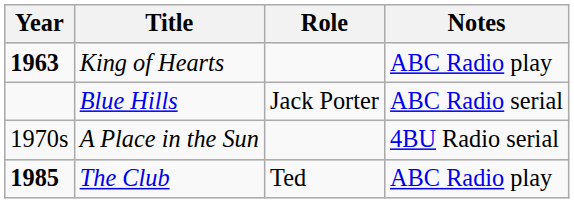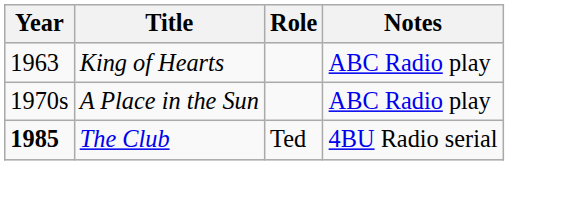(35, 62) bold -> (35, 62) normal
- row: (129, 100)
(474, 139) 4BU Radio serial -> (410, 100) ABC Radio play
(471, 178) ABC Radio play -> (413, 139) 4BU Radio serial
